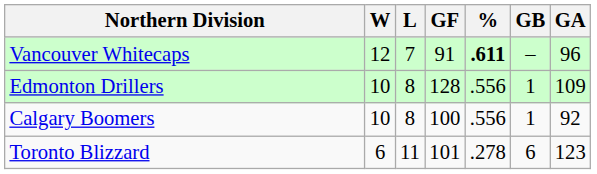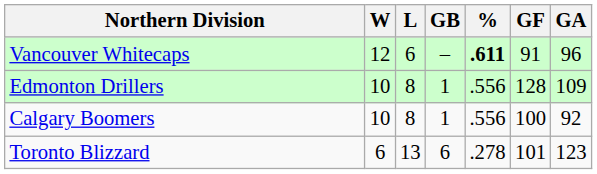columns swapped: (530, 20) <-> (445, 20)
(410, 53) 7 -> (410, 53) 6
(410, 151) 11 -> (410, 151) 13
